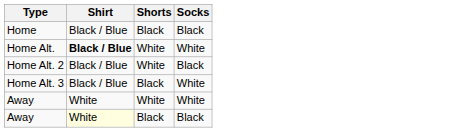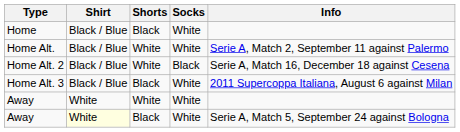+ column: (331, 13)
(190, 30) Black -> (187, 30) White
(100, 48) bold -> (98, 48) normal
(190, 118) Black -> (187, 118) White
